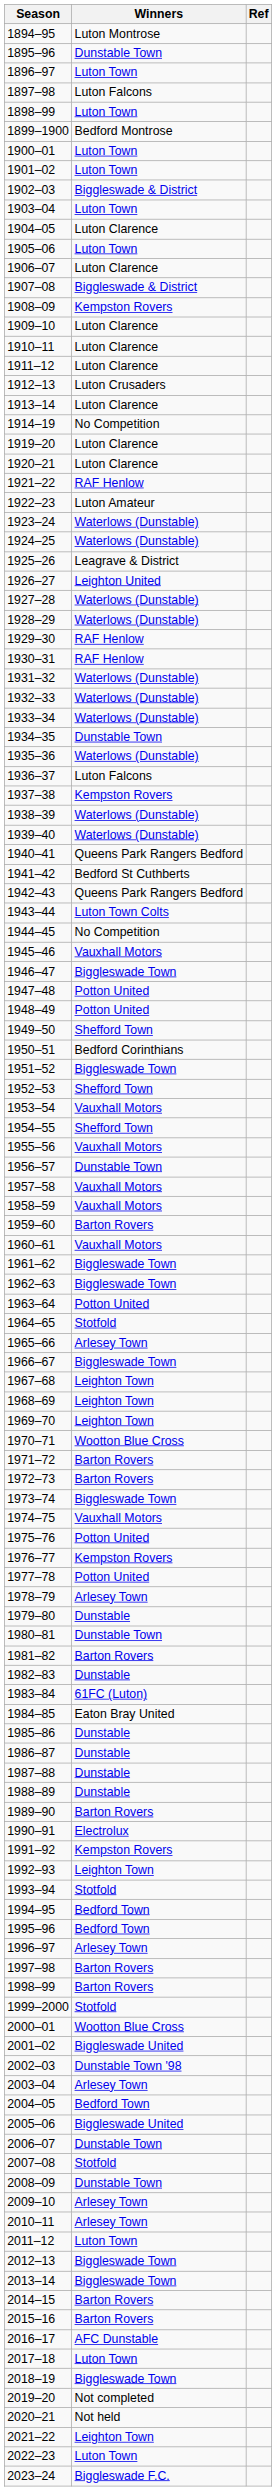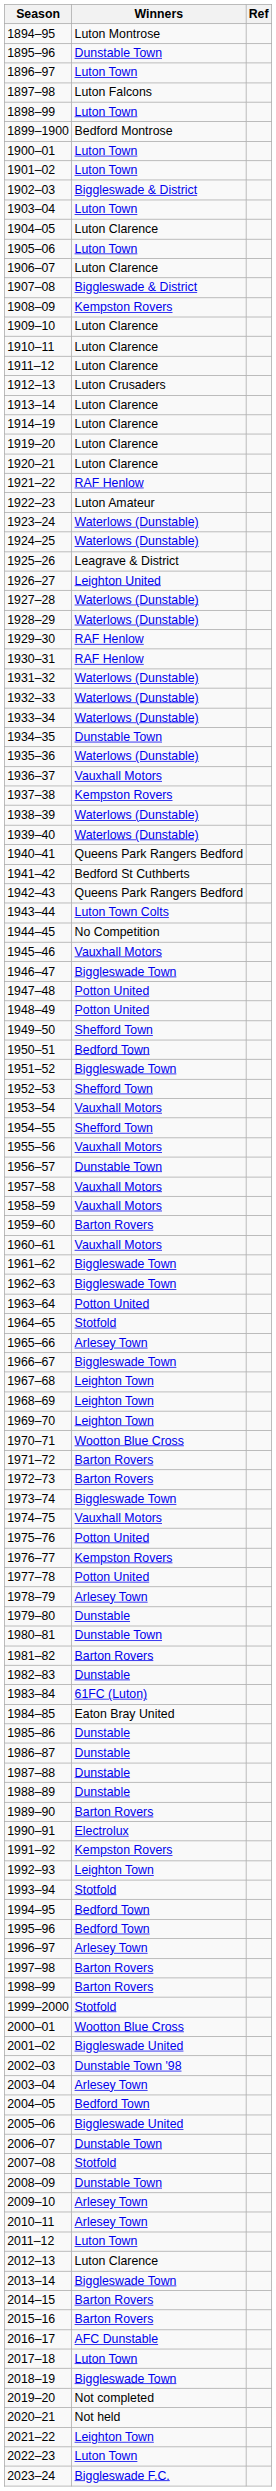(117, 424) No Competition -> (116, 424) Luton Clarence
(113, 776) Luton Falcons -> (118, 776) Vauxhall Motors
(129, 1049) Bedford Corinthians -> (112, 1049) Bedford Town
(125, 2261) Biggleswade Town -> (116, 2261) Luton Clarence
